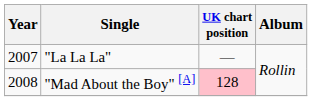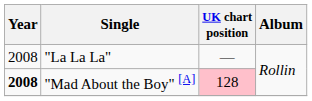(23, 56) 2007 -> (23, 56) 2008
(23, 82) normal -> (23, 82) bold
